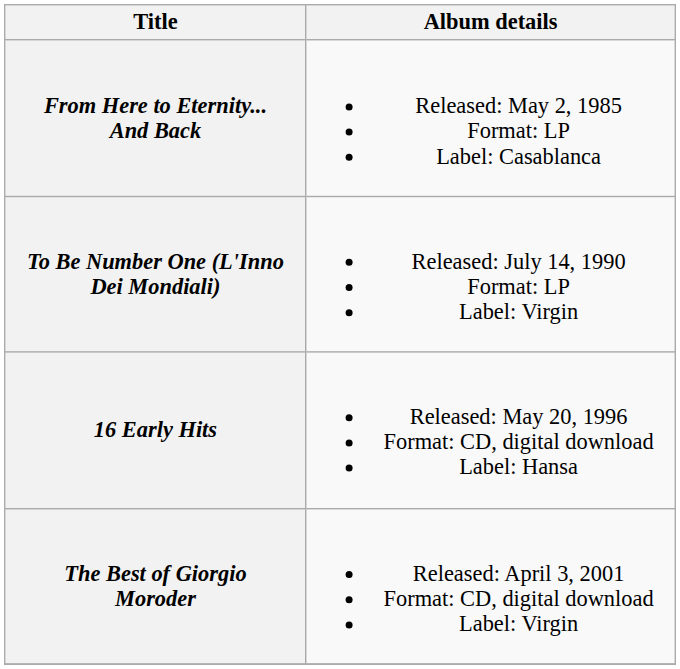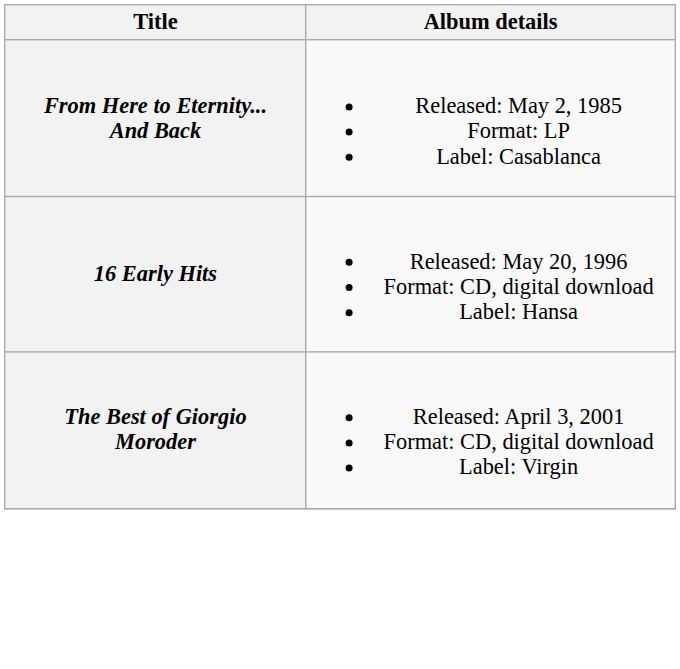- row: (155, 273)
